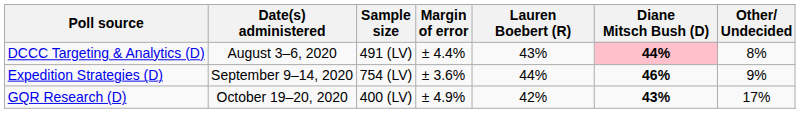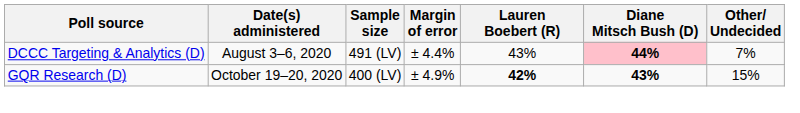(757, 53) 8% -> (746, 53) 7%
- row: (85, 76)
(533, 98) normal -> (522, 76) bold
(757, 98) 17% -> (746, 76) 15%
